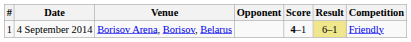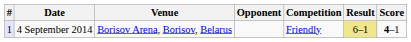columns swapped: (298, 12) <-> (376, 12)
(9, 29) no background -> (9, 29) lavender background
